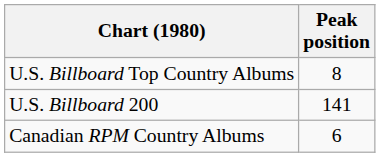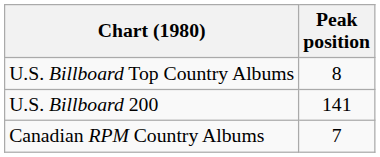(337, 135) 6 -> (337, 135) 7
